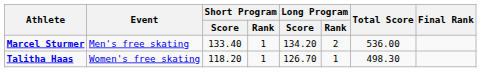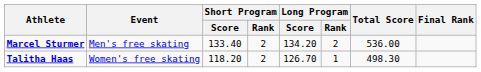(263, 43) 1 -> (263, 43) 2
(263, 58) 1 -> (263, 58) 2
